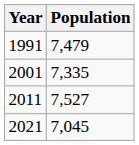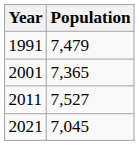(70, 72) 7,335 -> (70, 72) 7,365
